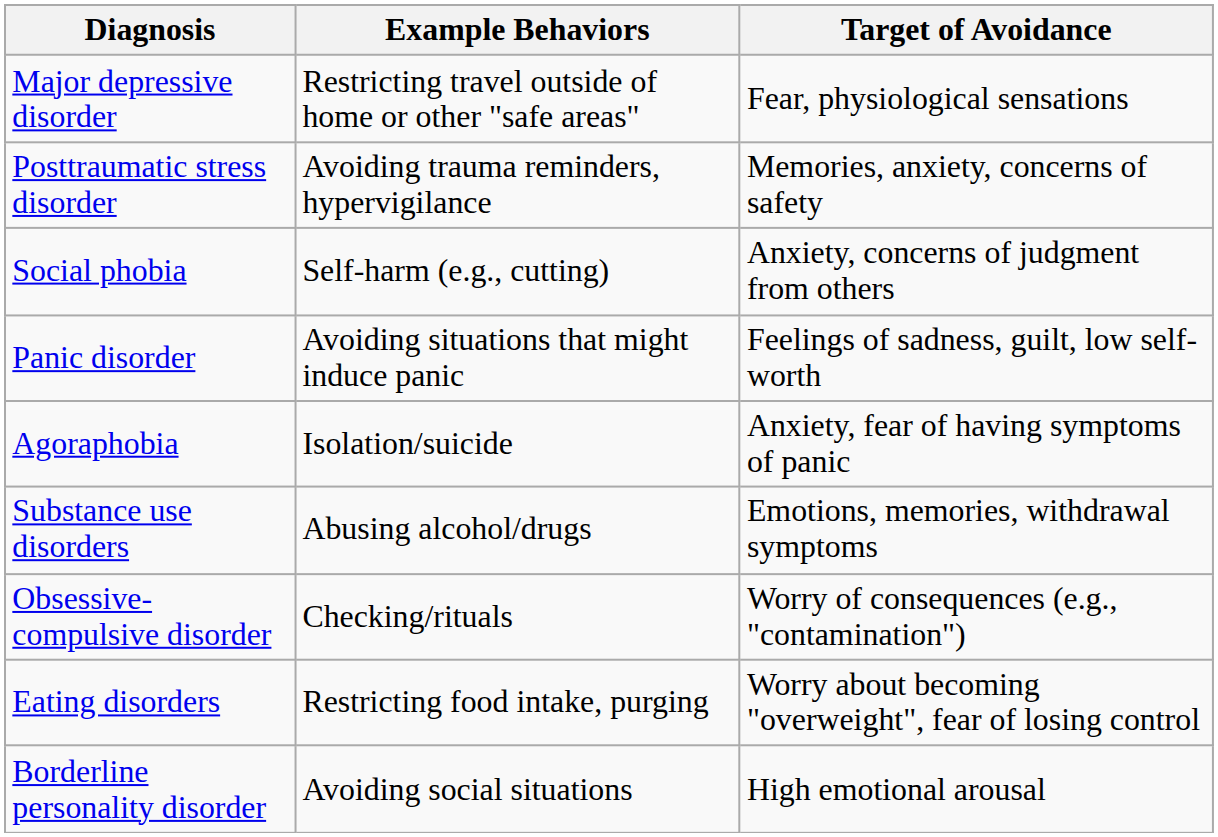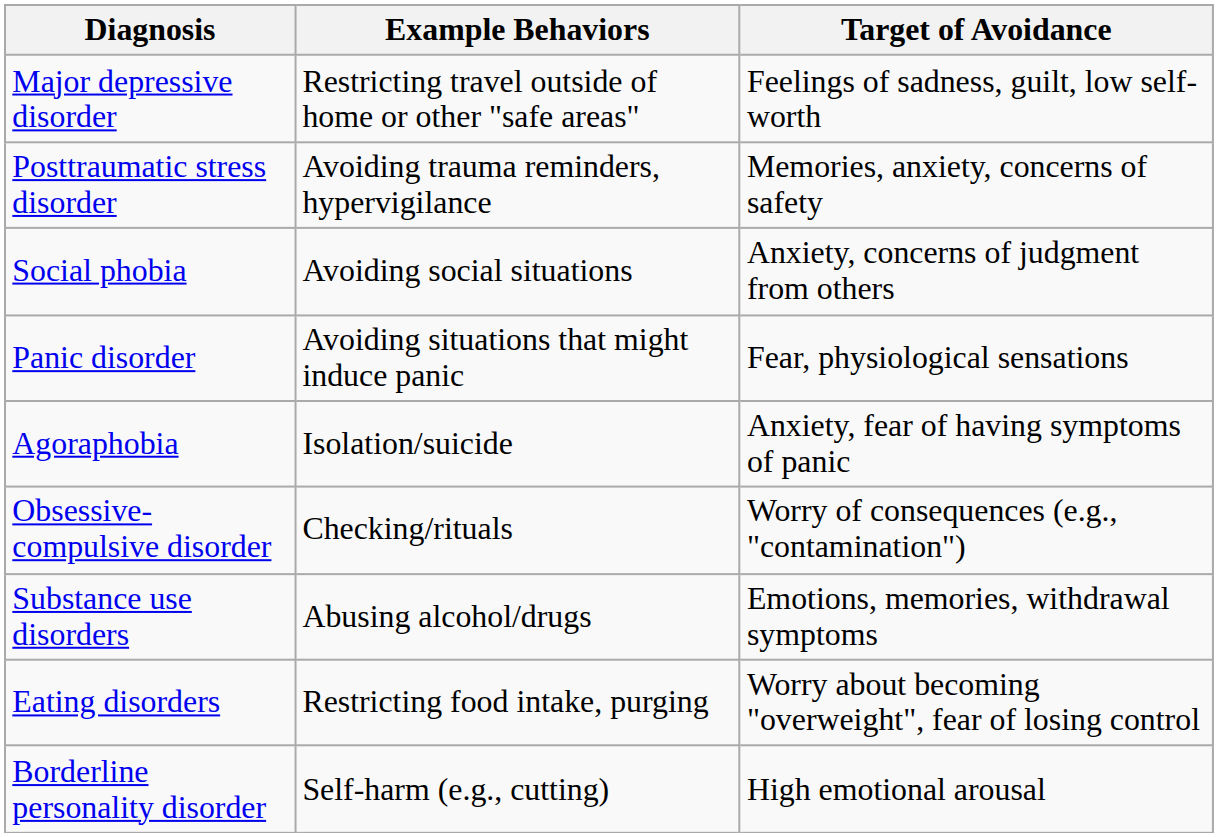(938, 98) Fear, physiological sensations -> (972, 98) Feelings of sadness, guilt, low self-worth
(456, 270) Self-harm (e.g., cutting) -> (467, 270) Avoiding social situations
(972, 357) Feelings of sadness, guilt, low self-worth -> (938, 357) Fear, physiological sensations
rows swapped: (142, 616) <-> (102, 529)
(467, 788) Avoiding social situations -> (456, 788) Self-harm (e.g., cutting)
